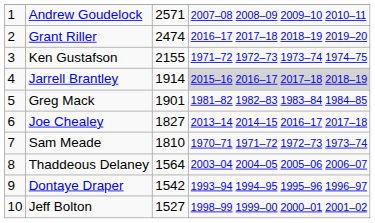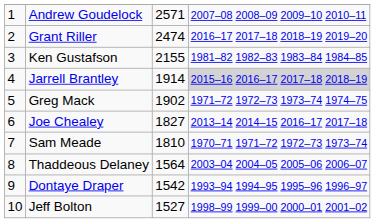(279, 58) 1971–72 1972–73 1973–74 1974–75 -> (279, 58) 1981–82 1982–83 1983–84 1984–85
(170, 100) 1901 -> (170, 100) 1902
(279, 100) 1981–82 1982–83 1983–84 1984–85 -> (279, 100) 1971–72 1972–73 1973–74 1974–75
